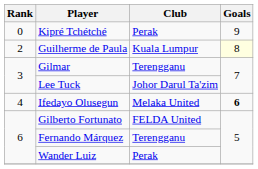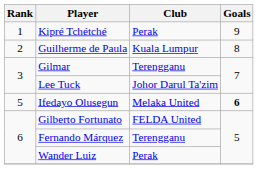(20, 31) 0 -> (20, 31) 1
(237, 48) lightyellow background -> (237, 48) no background
(20, 102) 4 -> (20, 102) 5
